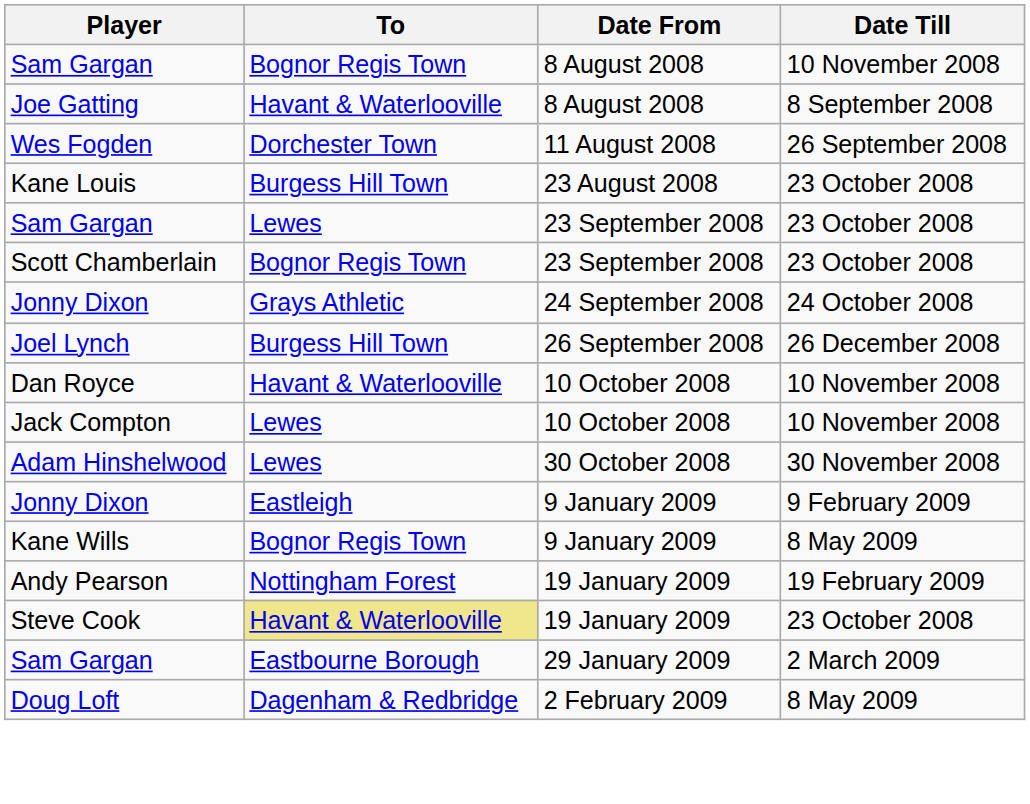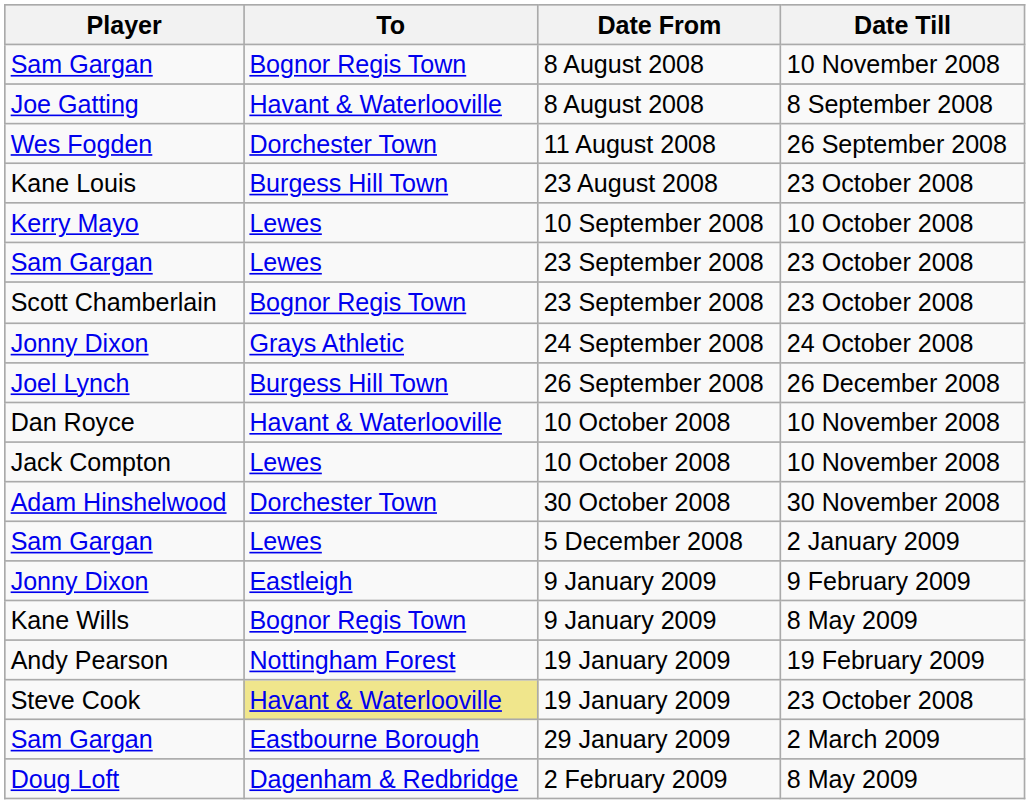+ row: (75, 223)
(286, 462) Lewes -> (343, 501) Dorchester Town
+ row: (82, 541)
